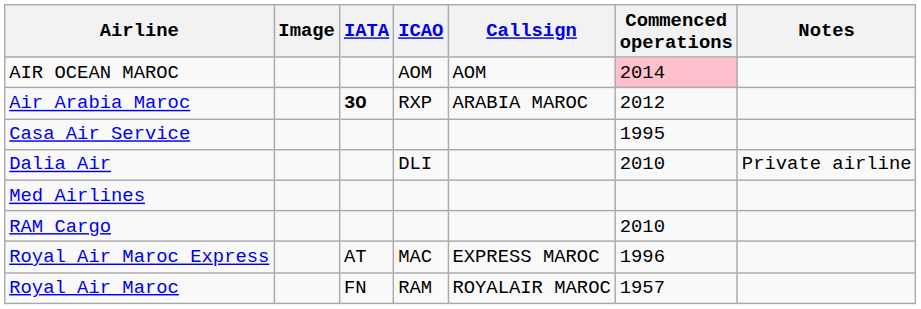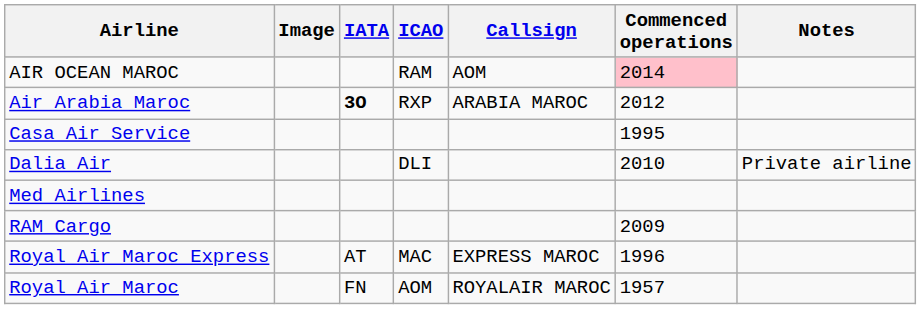(415, 73) AOM -> (415, 73) RAM
(642, 226) 2010 -> (642, 226) 2009
(415, 288) RAM -> (415, 288) AOM
